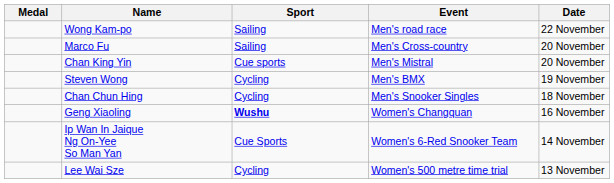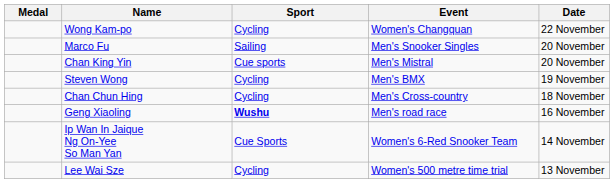(250, 29) Sailing -> (252, 29) Cycling
(409, 29) Men's road race -> (422, 29) Women's Changquan
(419, 46) Men's Cross-country -> (425, 46) Men's Snooker Singles
(425, 96) Men's Snooker Singles -> (419, 96) Men's Cross-country
(422, 113) Women's Changquan -> (409, 113) Men's road race
